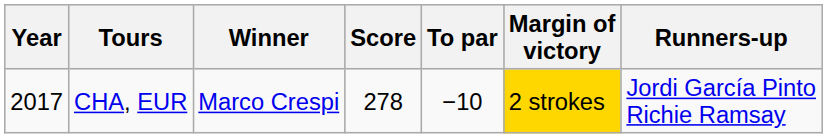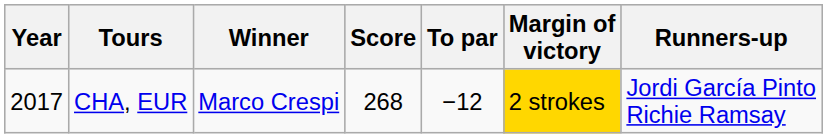(383, 101) 278 -> (383, 101) 268
(462, 101) −10 -> (462, 101) −12
